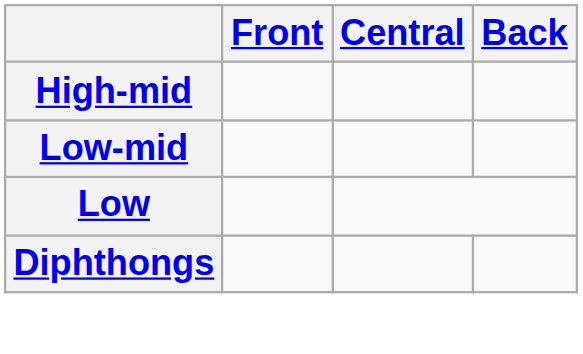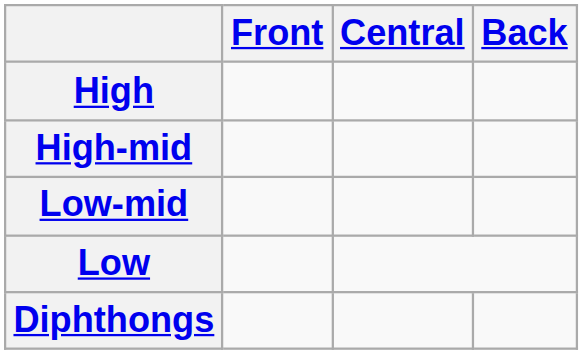+ row: (114, 90)
